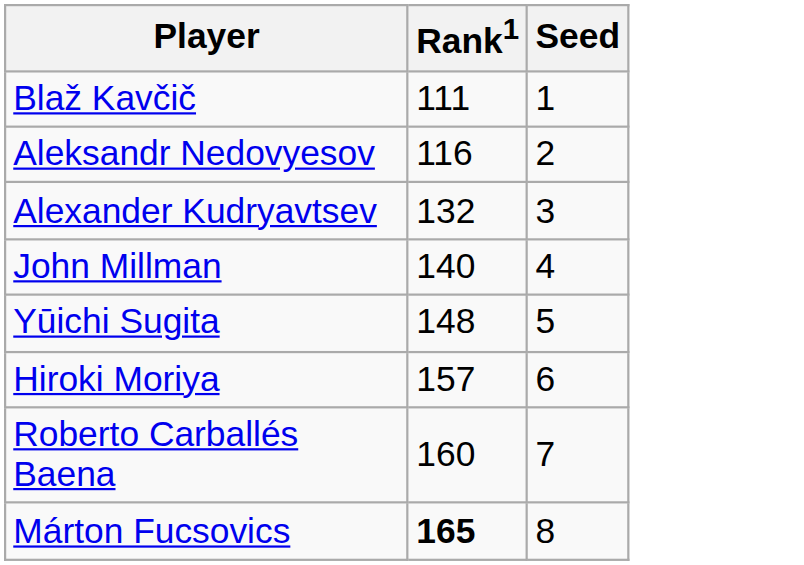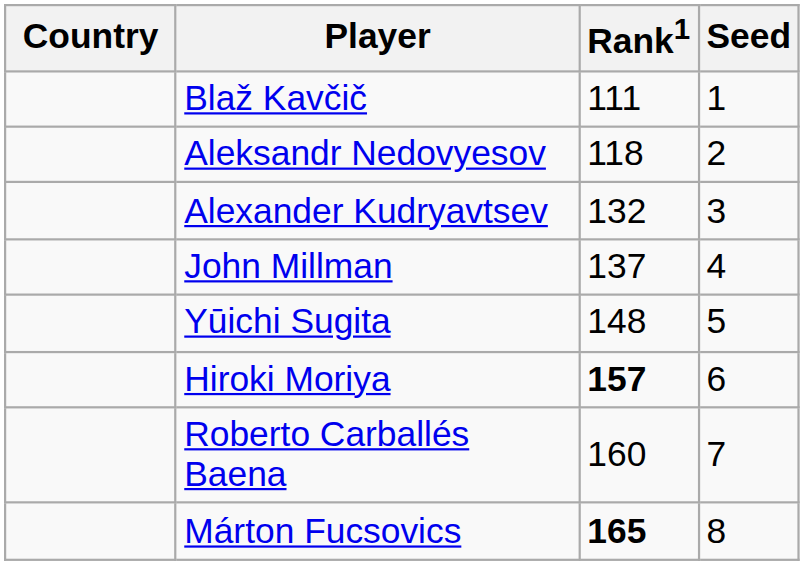+ column: (91, 37)
(444, 154) 116 -> (615, 154) 118
(446, 266) 140 -> (617, 266) 137
(446, 378) normal -> (617, 378) bold
